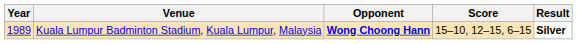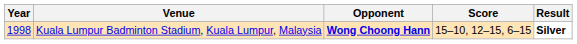(19, 30) 1989 -> (19, 30) 1998
